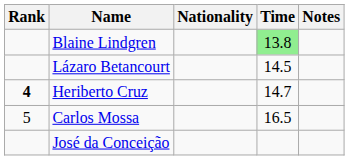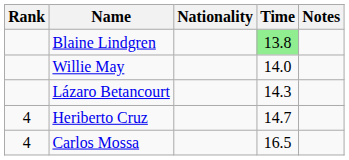+ row: (88, 67)
(278, 67) 14.5 -> (278, 92) 14.3
(27, 92) bold -> (27, 117) normal
(27, 117) 5 -> (27, 142) 4
- row: (111, 142)
